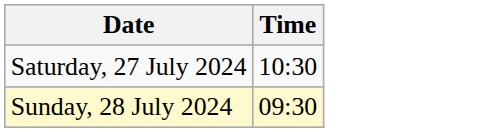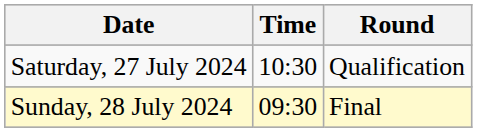+ column: (397, 24)
